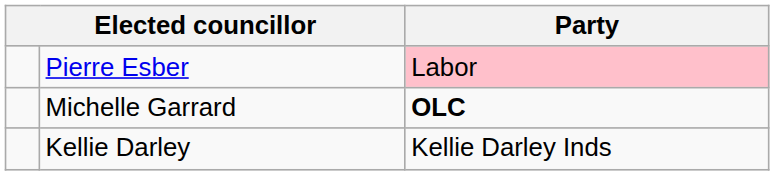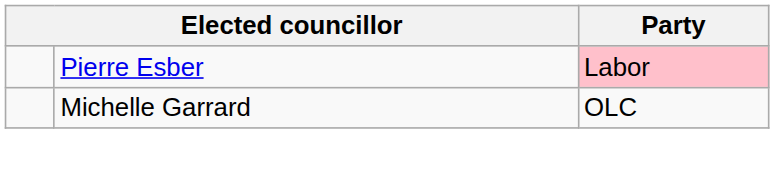(438, 107) bold -> (611, 107) normal
- row: (118, 148)
